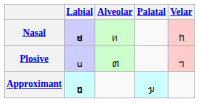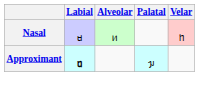(80, 38) bold -> (80, 38) normal
- row: (34, 58)
